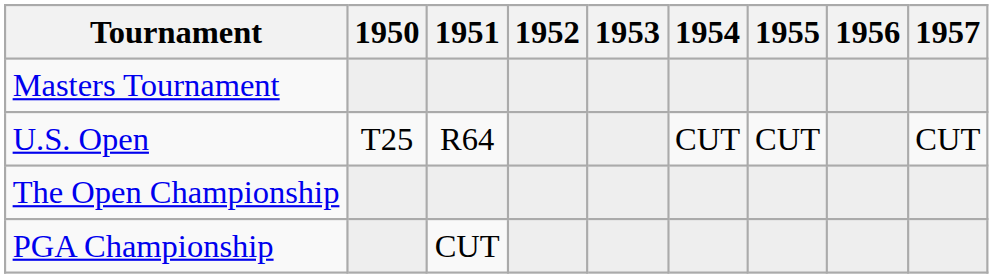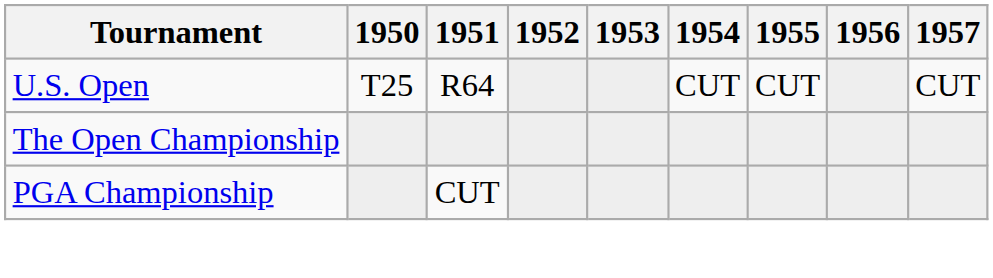- row: (146, 85)
